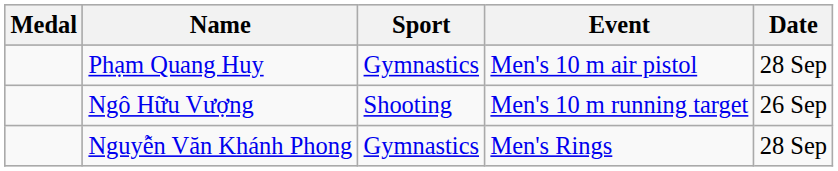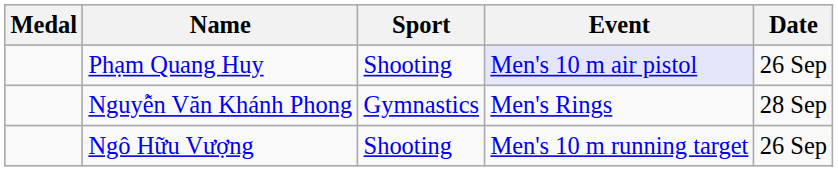(421, 65) Gymnastics -> (408, 65) Shooting
(594, 65) no background -> (594, 65) lavender background
(793, 65) 28 Sep -> (793, 65) 26 Sep
rows swapped: (220, 145) <-> (171, 105)
